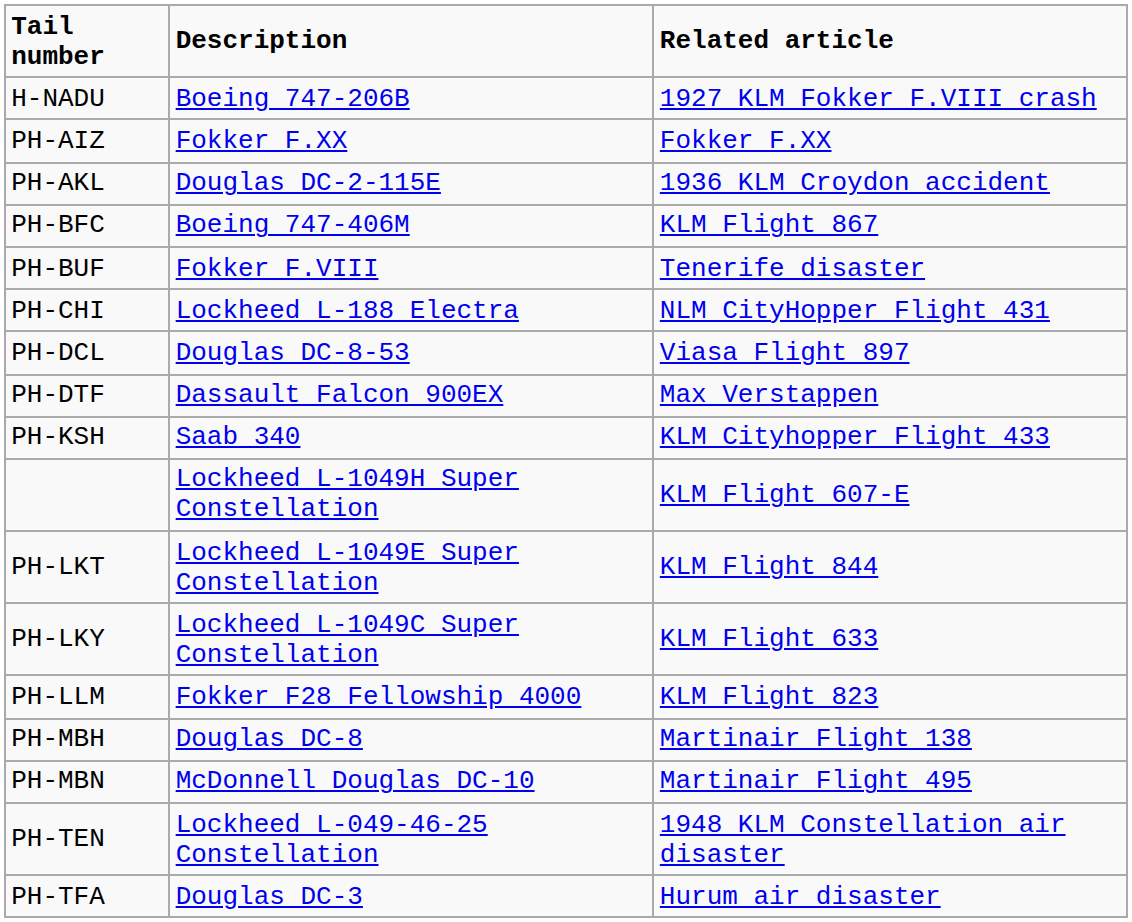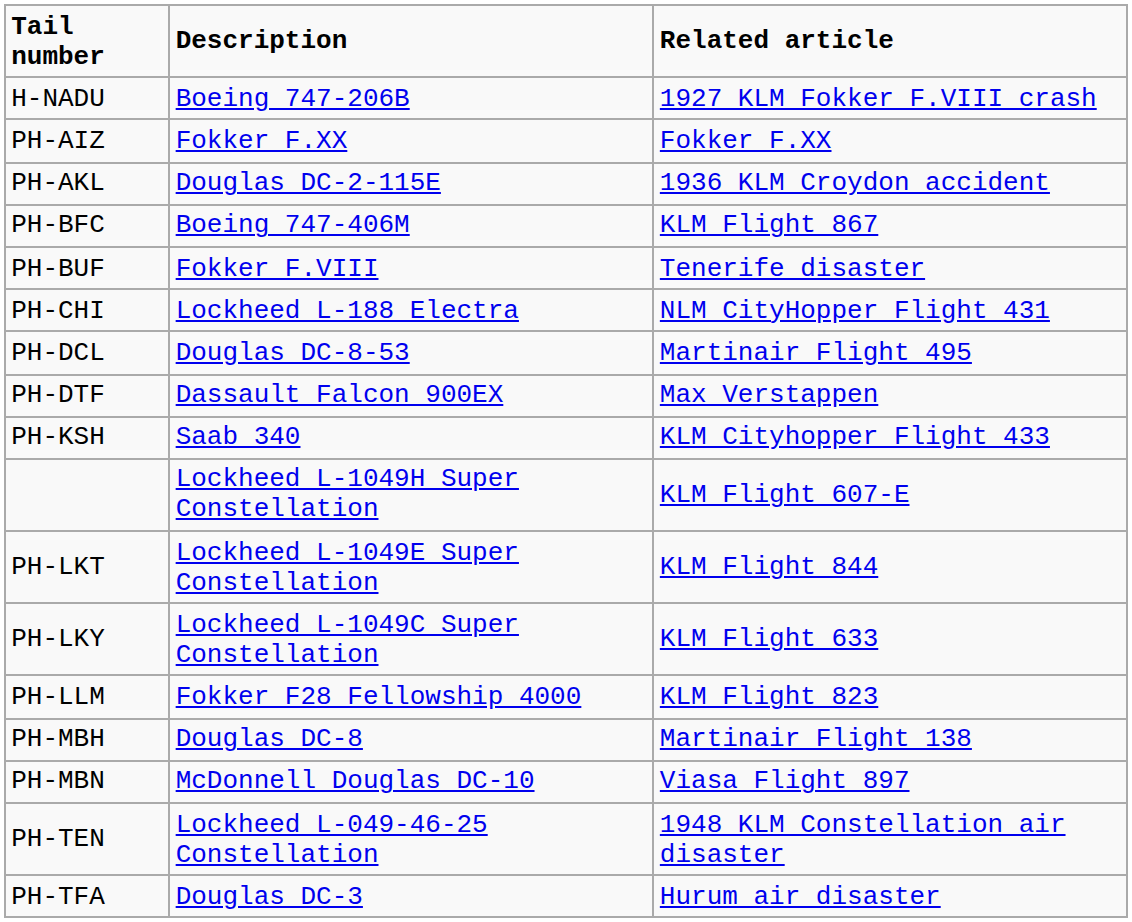(785, 353) Viasa Flight 897 -> (816, 353) Martinair Flight 495
(816, 782) Martinair Flight 495 -> (785, 782) Viasa Flight 897
